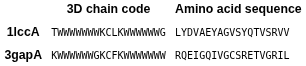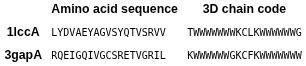columns swapped: (109, 9) <-> (238, 9)
